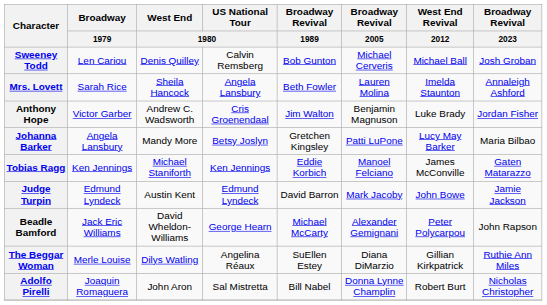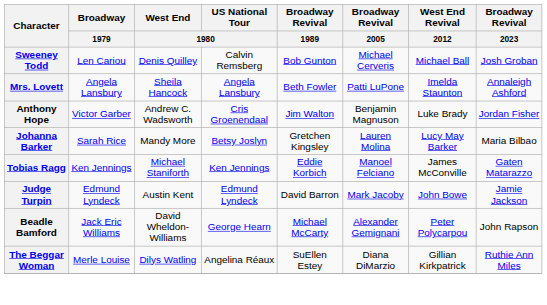(102, 87) Sarah Rice -> (101, 87) Angela Lansbury
(374, 87) Lauren Molina -> (376, 87) Patti LuPone
(102, 141) Angela Lansbury -> (101, 141) Sarah Rice
(374, 141) Patti LuPone -> (376, 141) Lauren Molina
- row: (36, 286)
